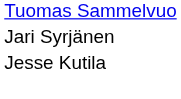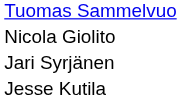+ row: (60, 37)
